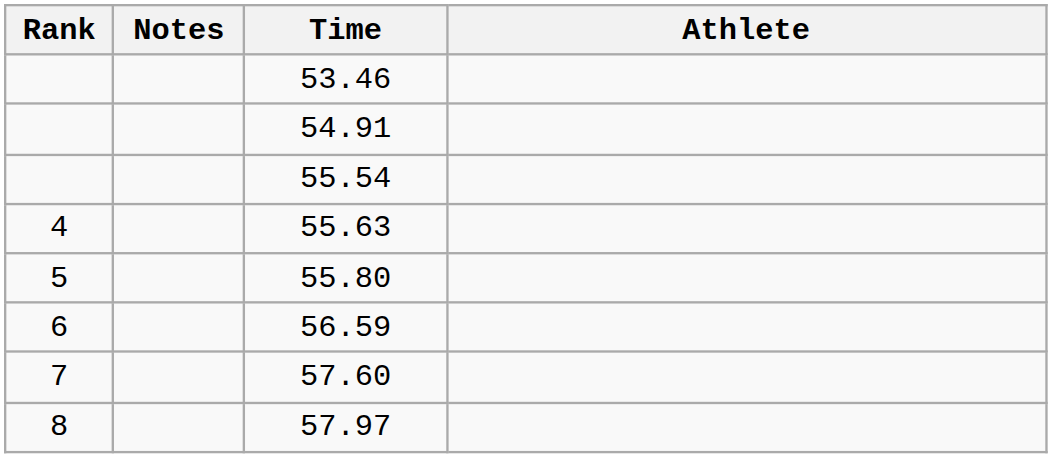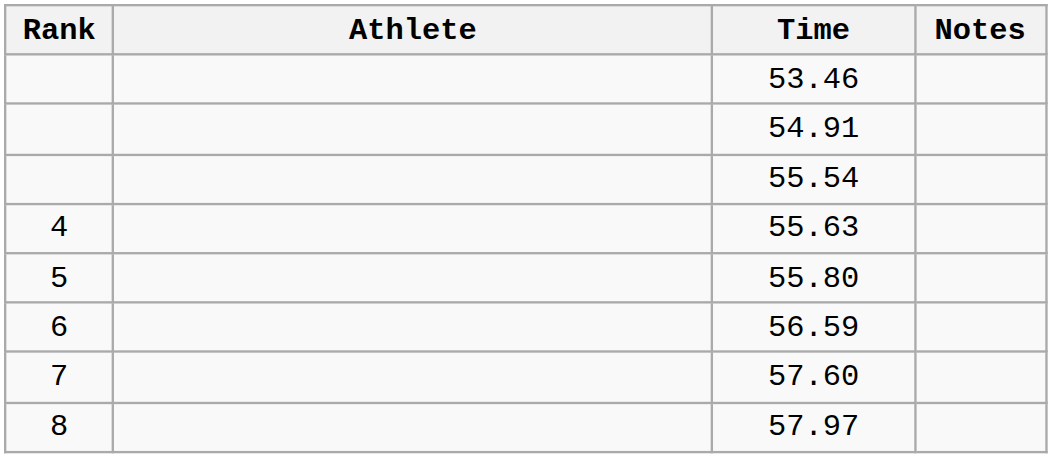columns swapped: (746, 30) <-> (179, 30)
